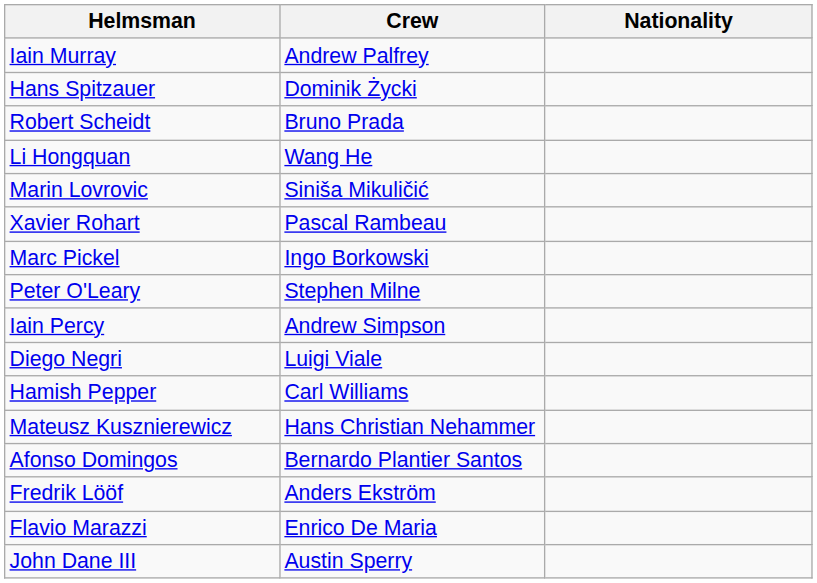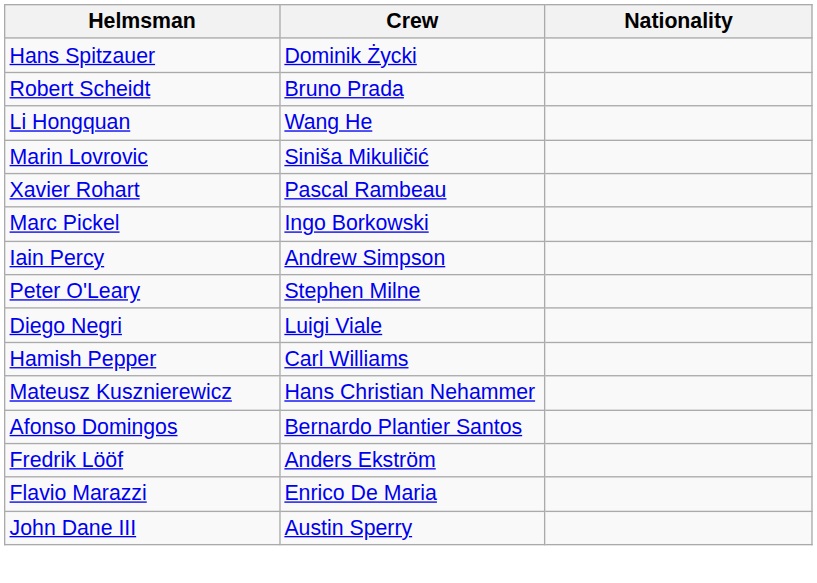- row: (63, 55)
rows swapped: (57, 325) <-> (75, 291)
